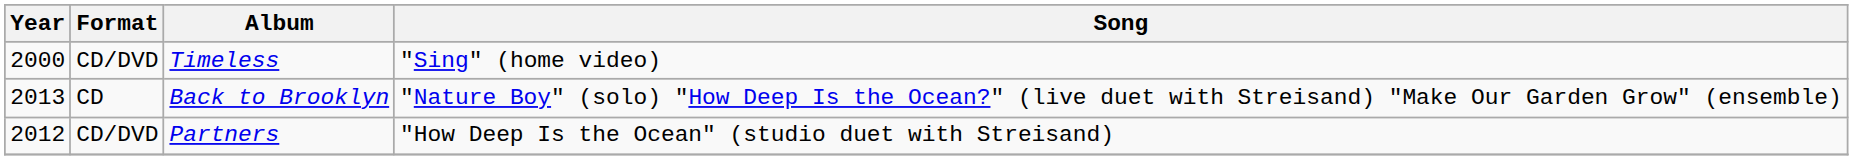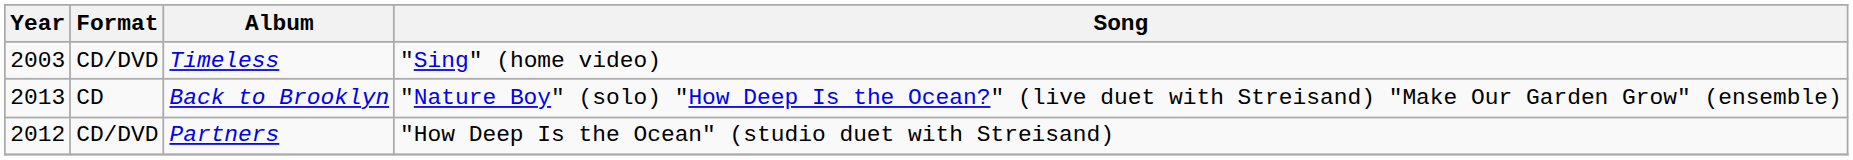(38, 61) 2000 -> (38, 61) 2003
